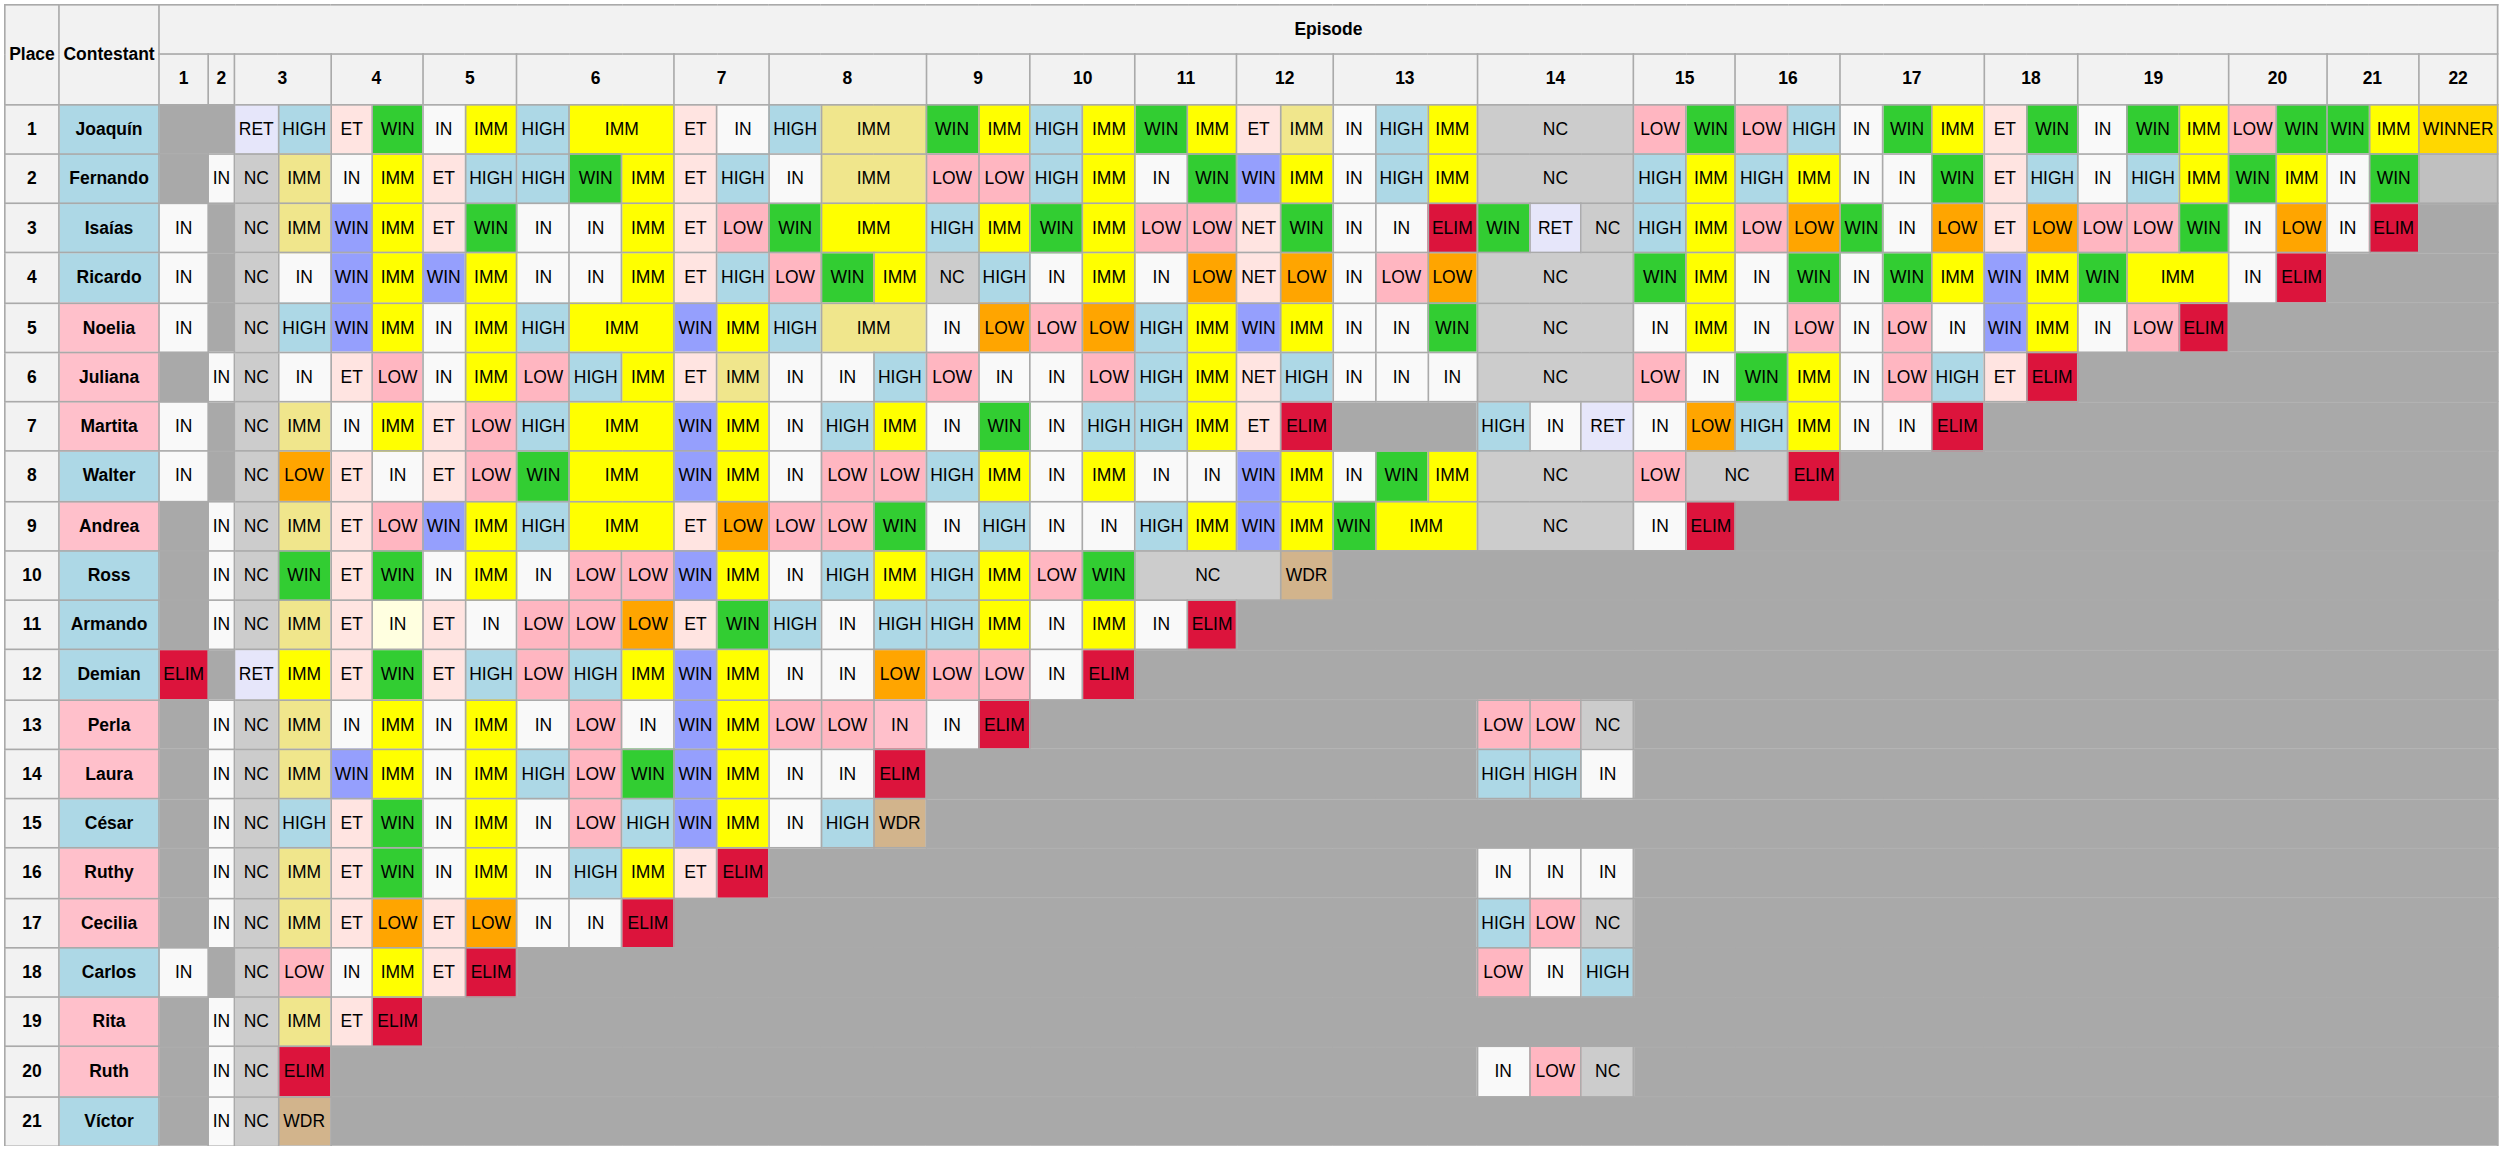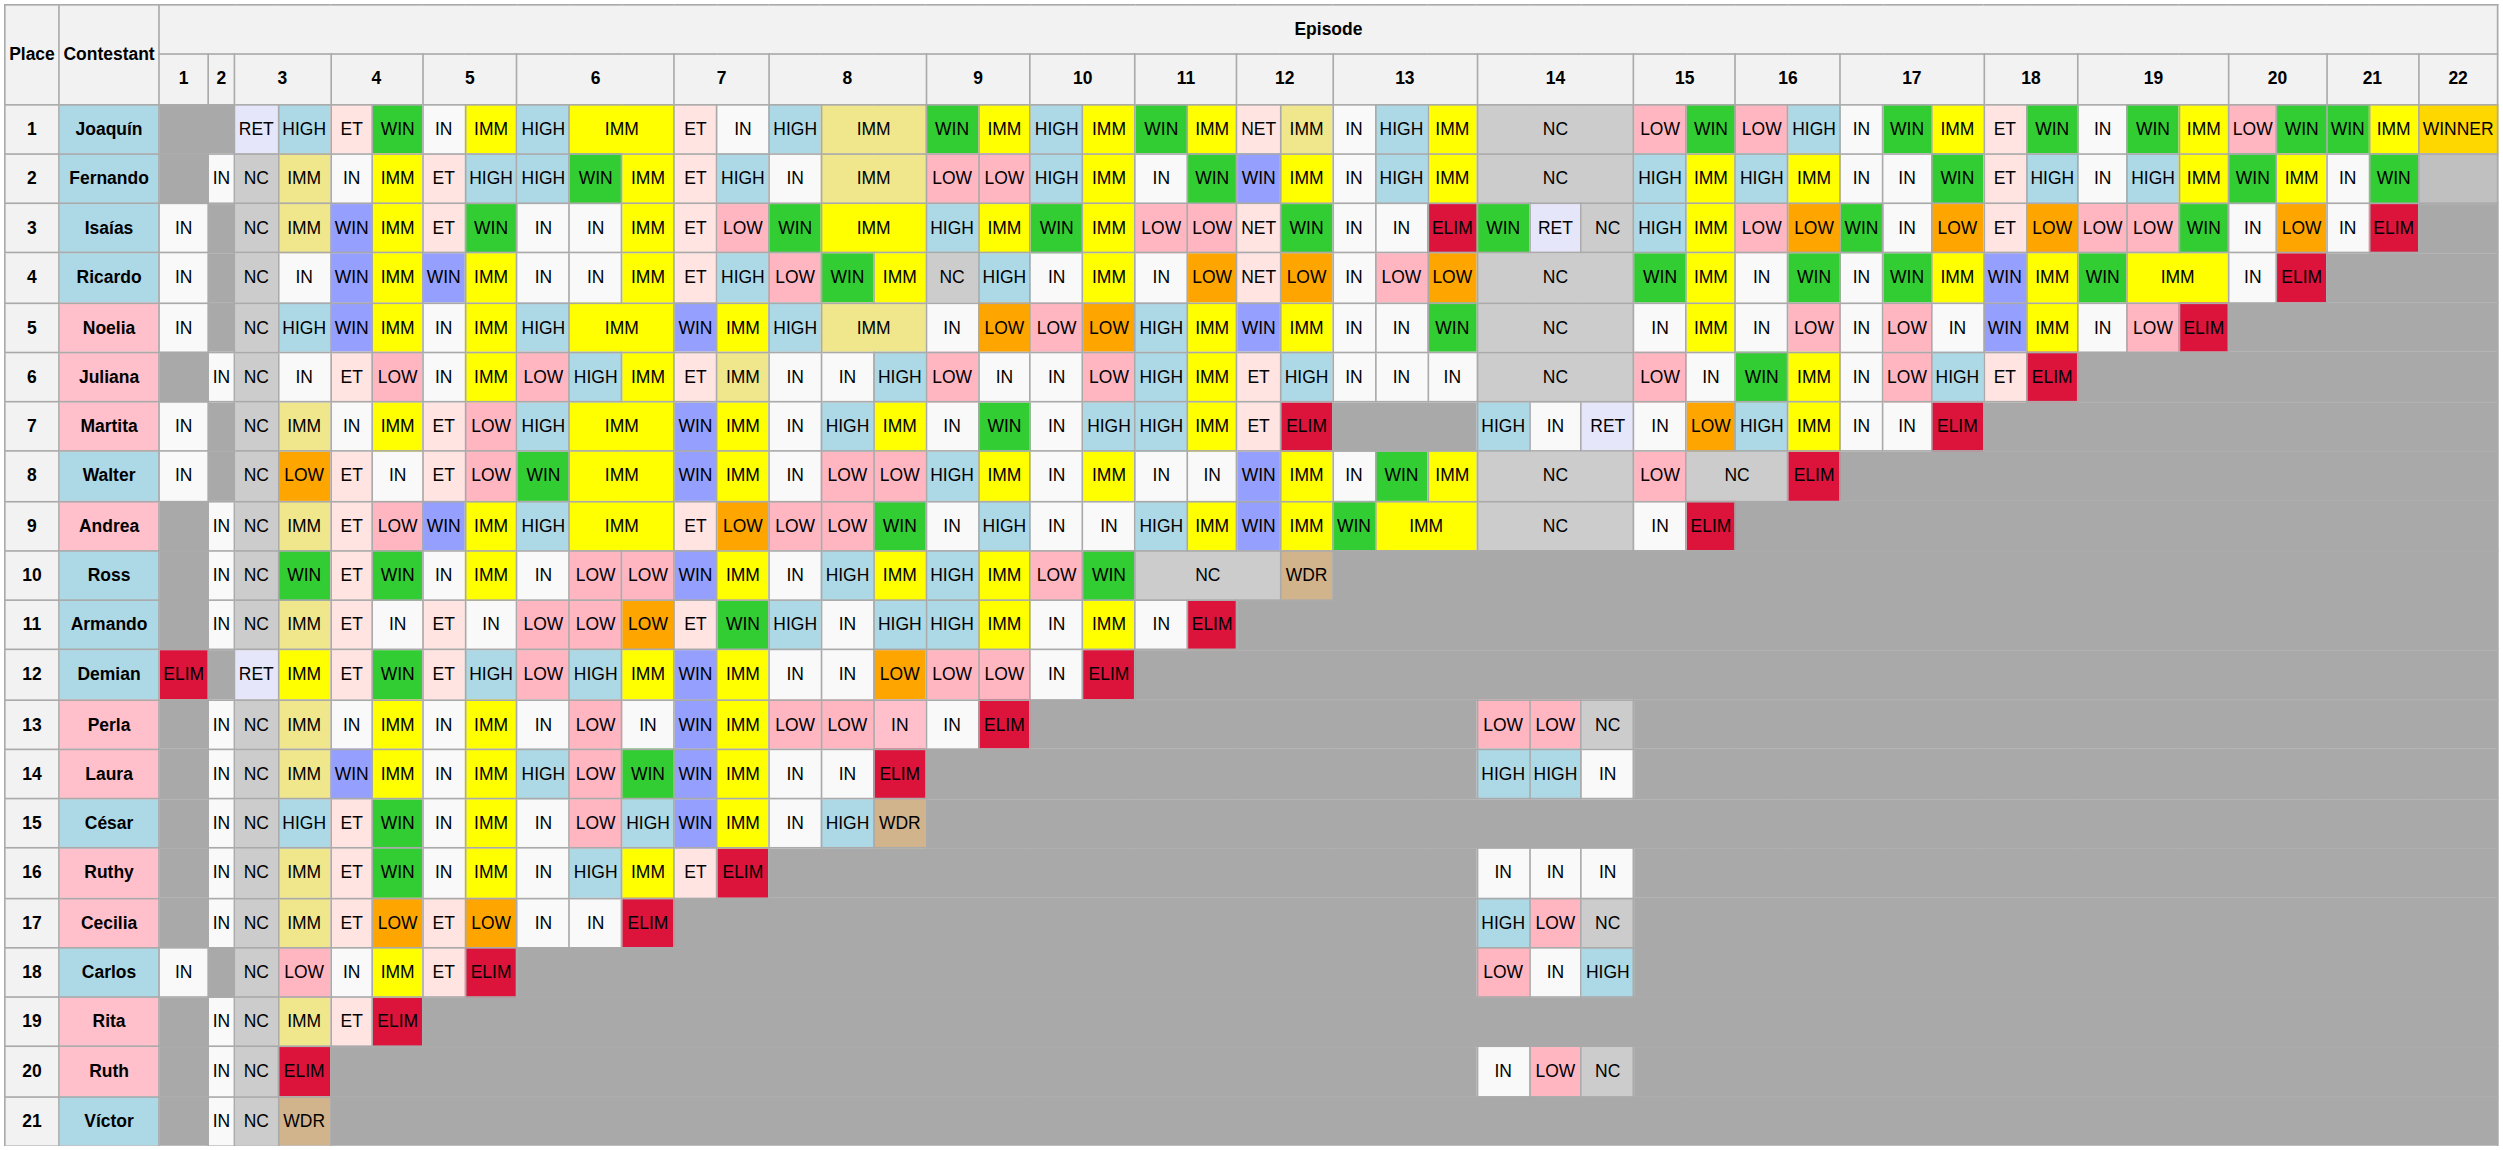(1259, 128) ET -> (1259, 128) NET
(1259, 376) NET -> (1259, 376) ET
(398, 624) lightyellow background -> (398, 624) no background
